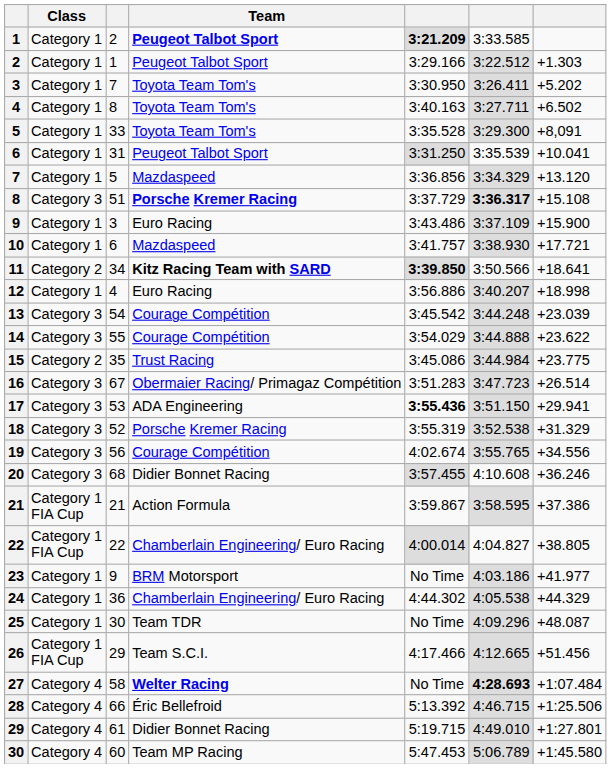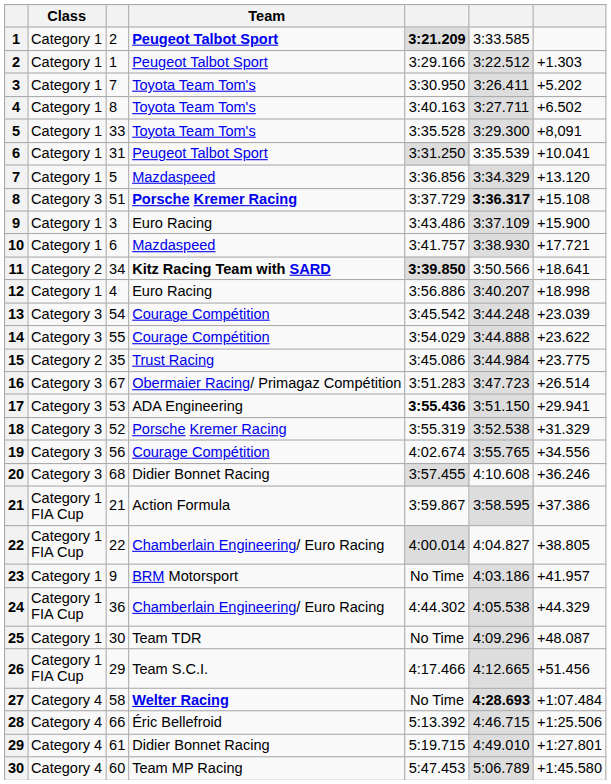(563, 575) +41.977 -> (563, 575) +41.957
(67, 598) Category 1 -> (67, 606) Category 1 FIA Cup
